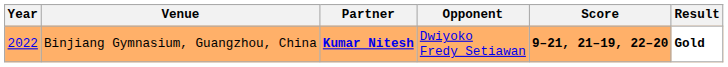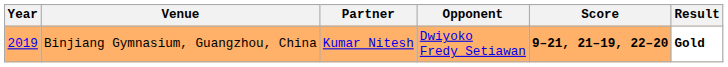(23, 44) 2022 -> (23, 44) 2019
(368, 44) bold -> (368, 44) normal
